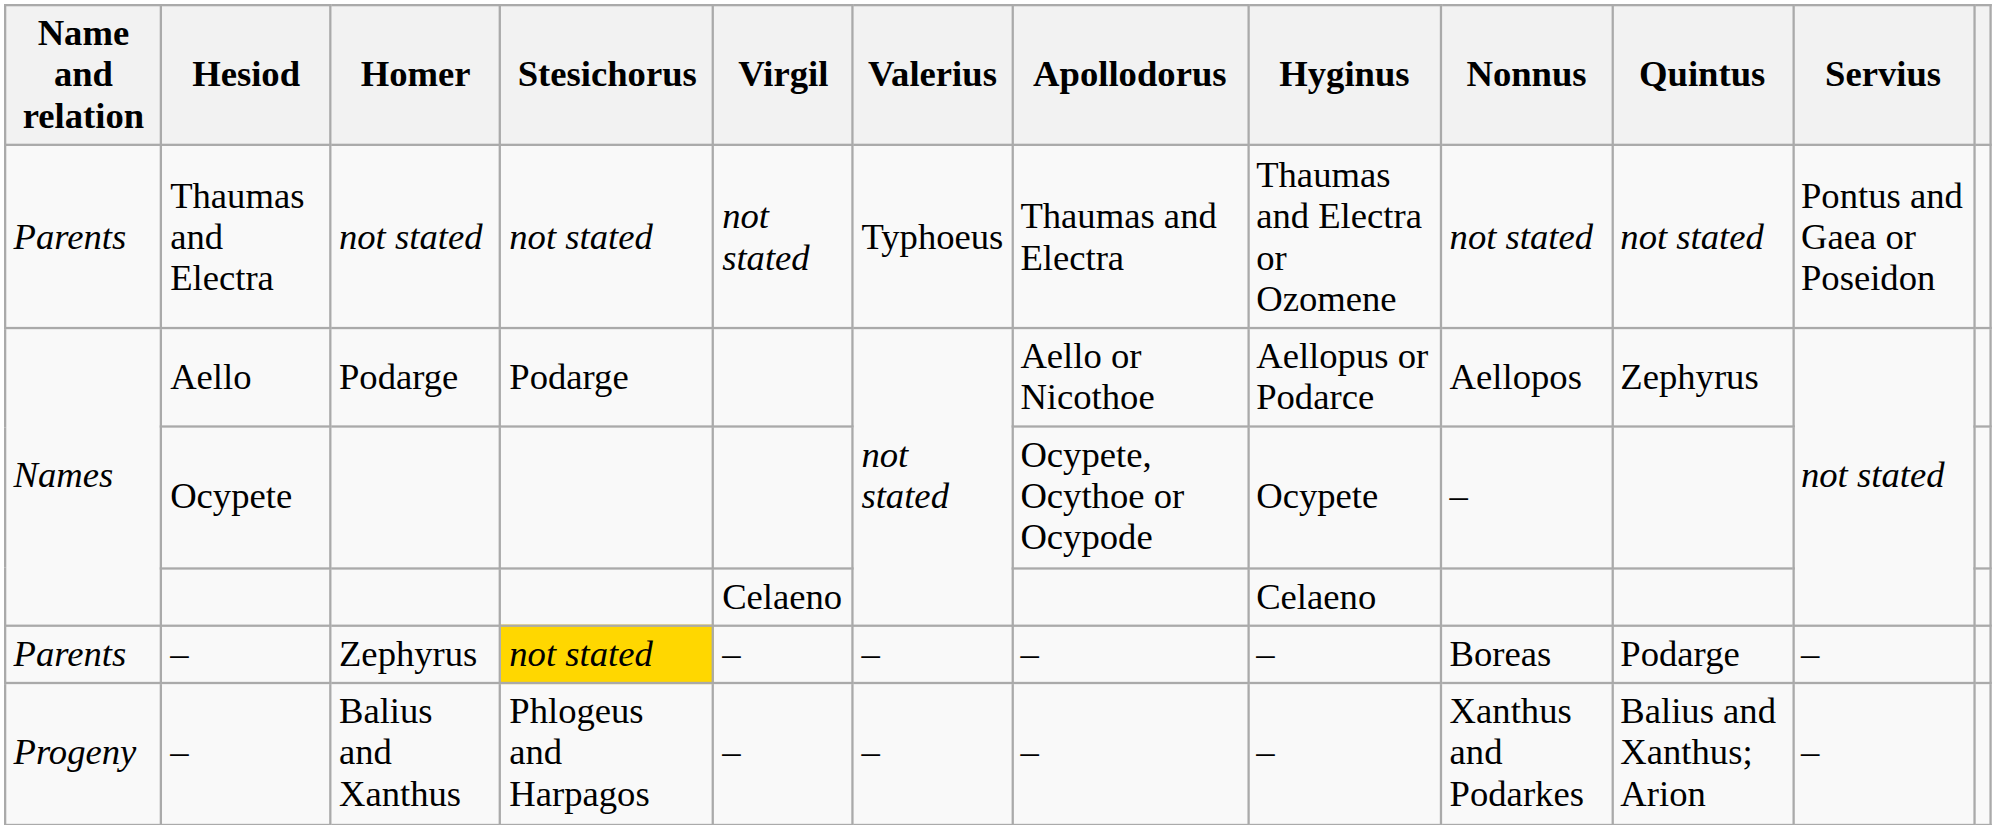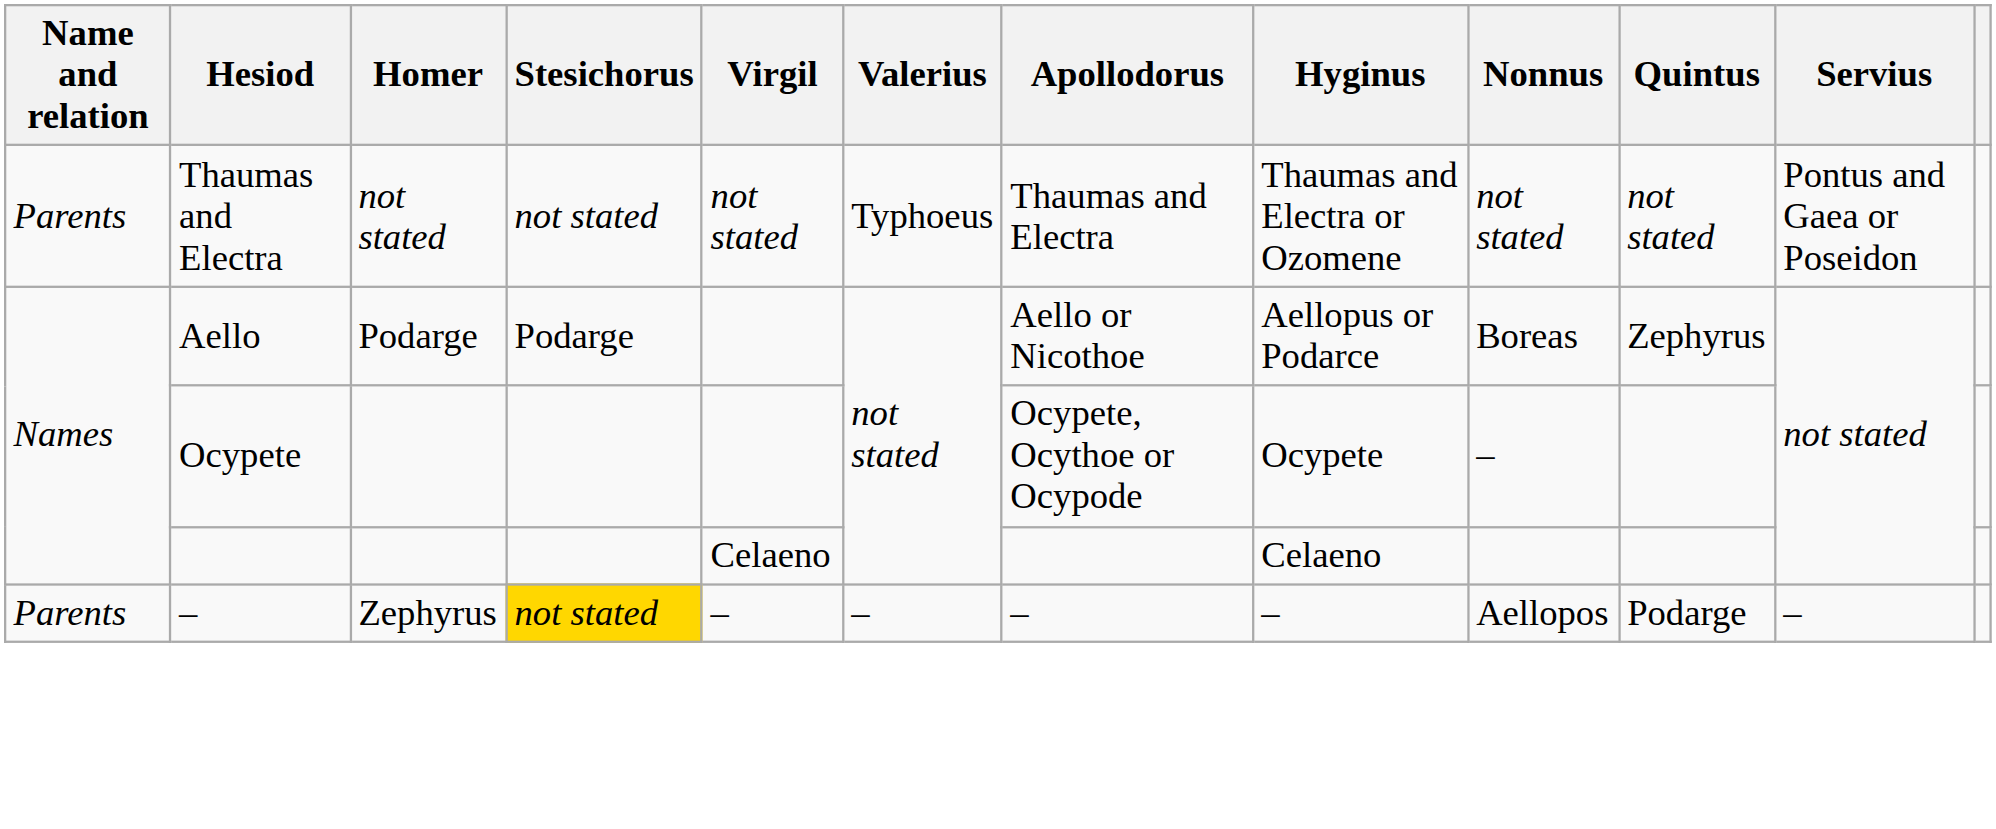(1516, 376) Aellopos -> (1527, 335) Boreas
(1500, 653) Boreas -> (1542, 612) Aellopos
- row: (179, 753)
